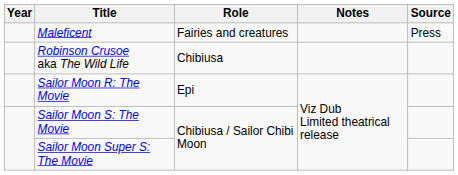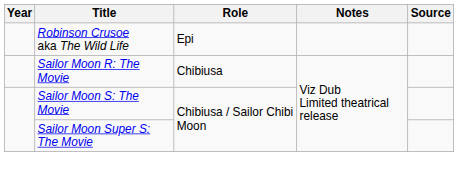- row: (65, 32)
(200, 58) Chibiusa -> (185, 39) Epi
(186, 90) Epi -> (200, 71) Chibiusa
